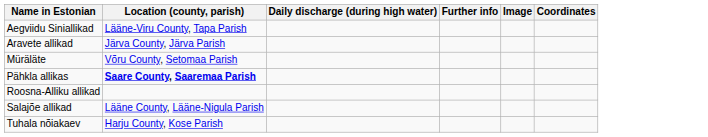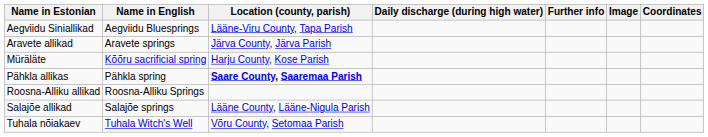+ column: (156, 12)
(171, 60) Võru County, Setomaa Parish -> (270, 60) Harju County, Kose Parish
(164, 124) Harju County, Kose Parish -> (277, 124) Võru County, Setomaa Parish
